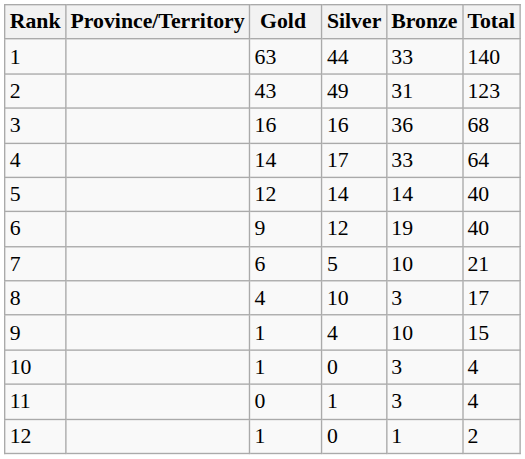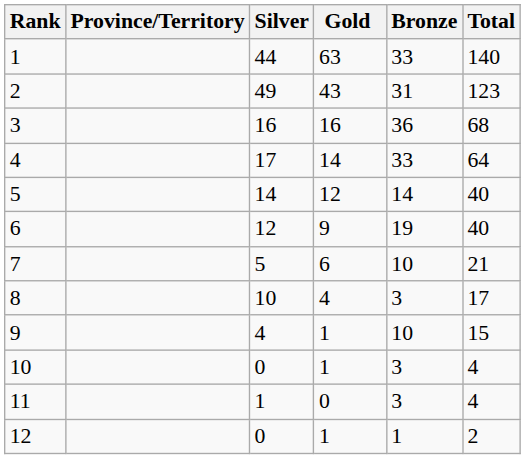columns swapped: (286, 21) <-> (354, 21)
